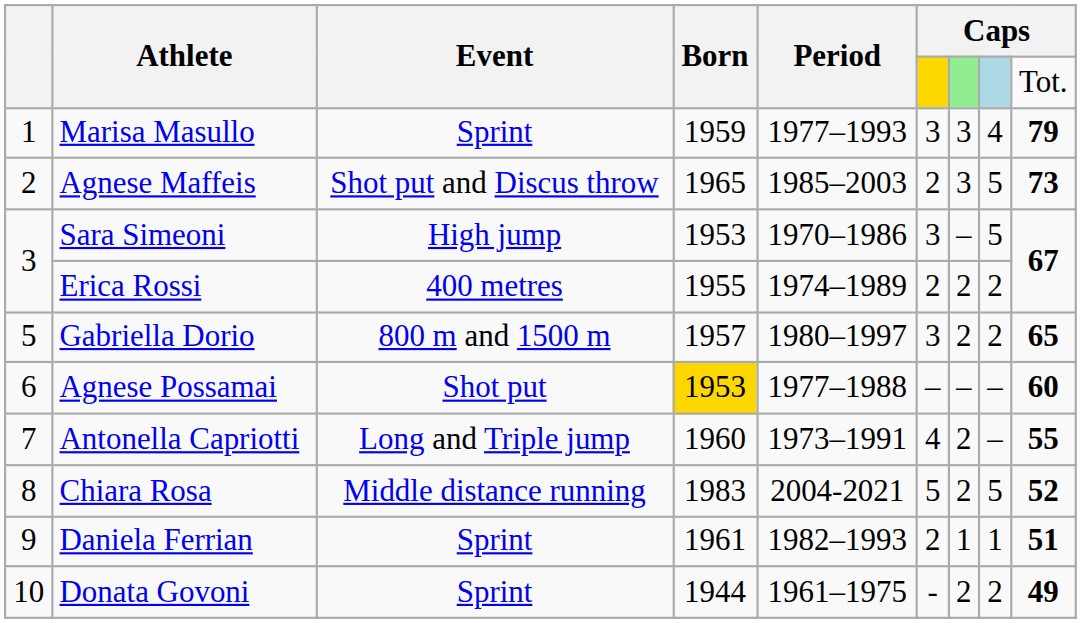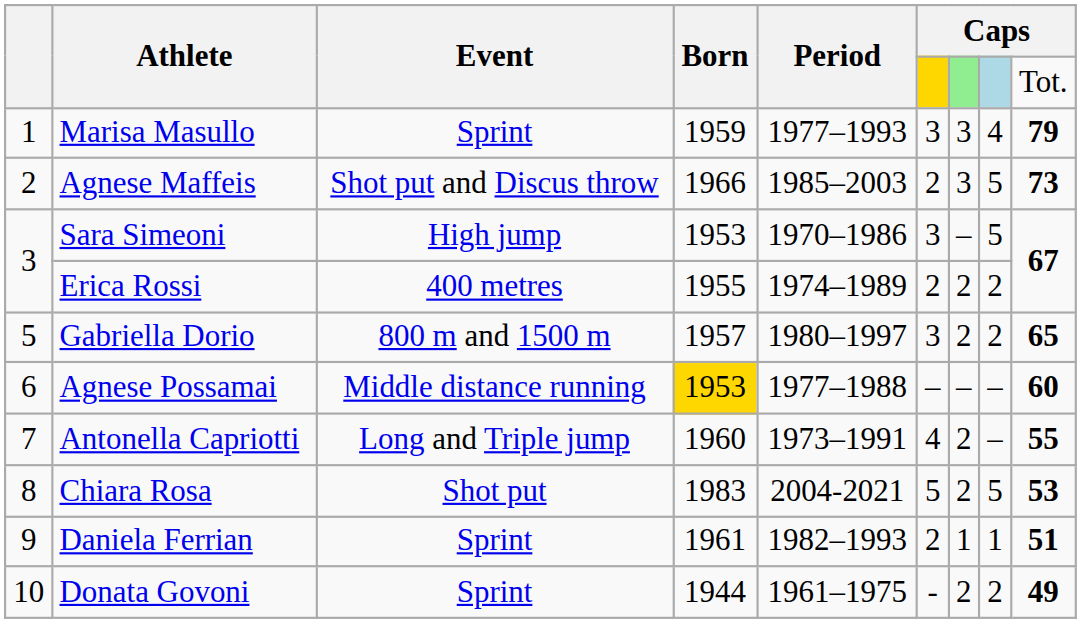(715, 183) 1965 -> (715, 183) 1966
(495, 387) Shot put -> (495, 387) Middle distance running
(495, 489) Middle distance running -> (495, 489) Shot put
(1043, 489) 52 -> (1043, 489) 53
